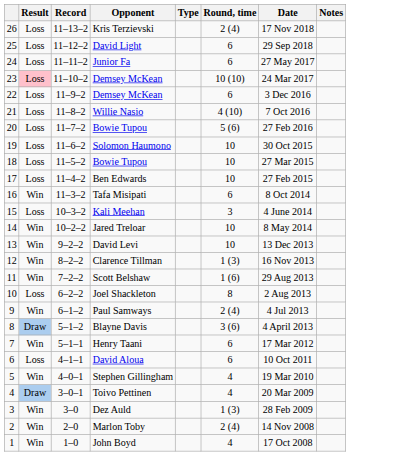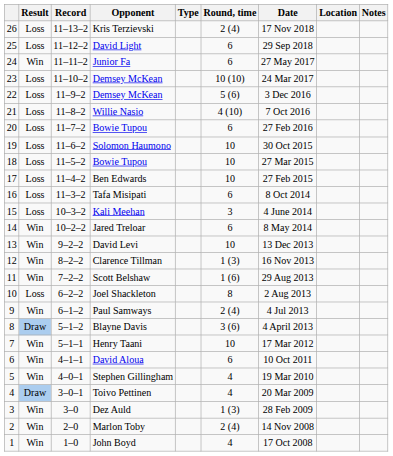+ column: (338, 12)
(35, 62) Loss -> (35, 62) Win
(35, 79) pink background -> (35, 79) no background
(230, 95) 6 -> (230, 95) 5 (6)
(230, 128) 5 (6) -> (230, 128) 6
(35, 194) Win -> (35, 194) Loss
(230, 227) 10 -> (230, 227) 6
(230, 343) 6 -> (230, 343) 10
(35, 360) Loss -> (35, 360) Win
